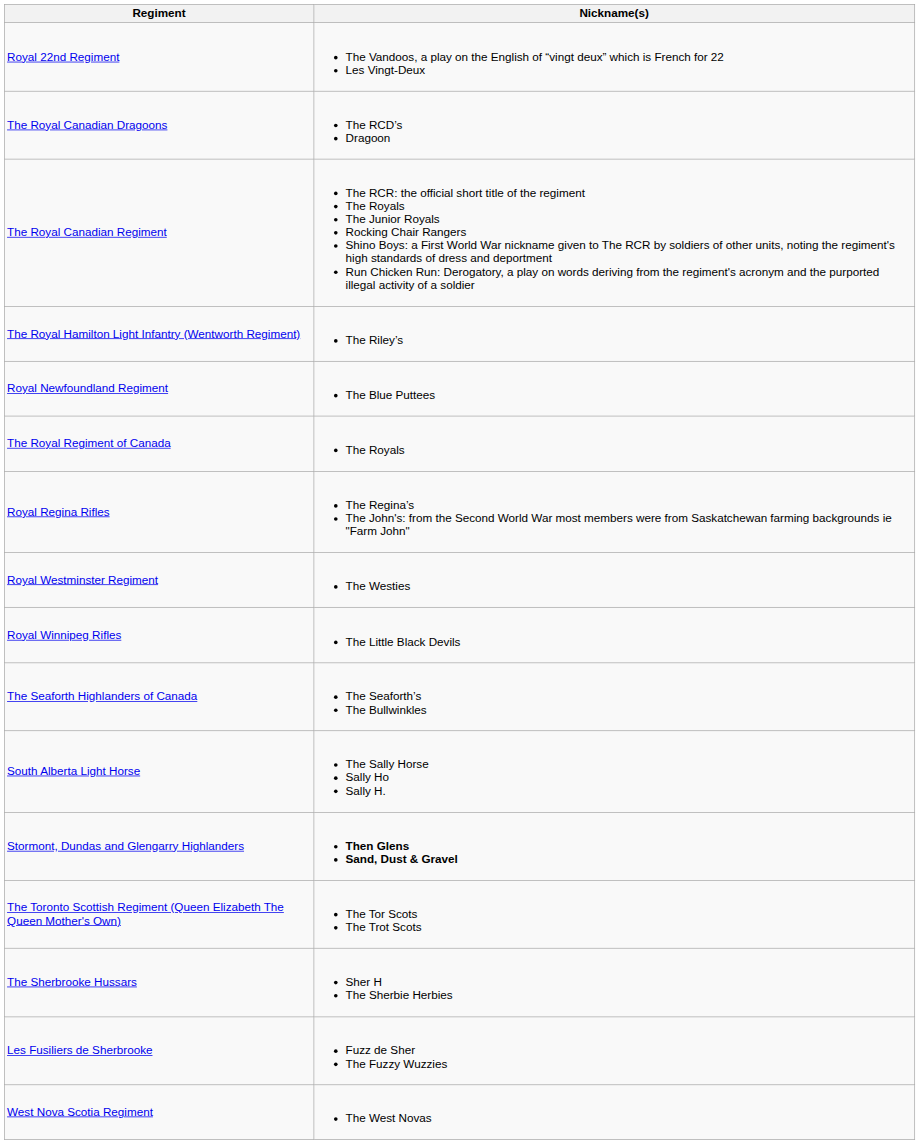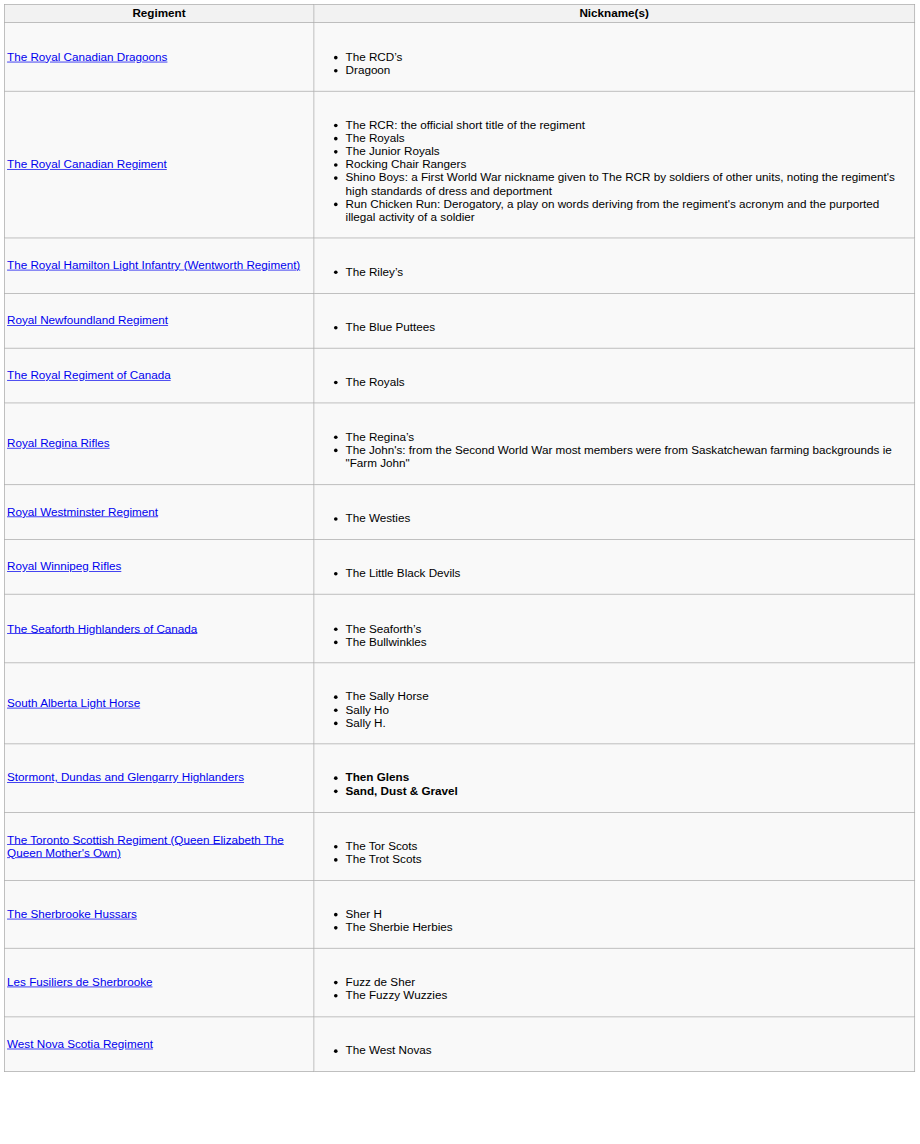- row: (63, 57)
